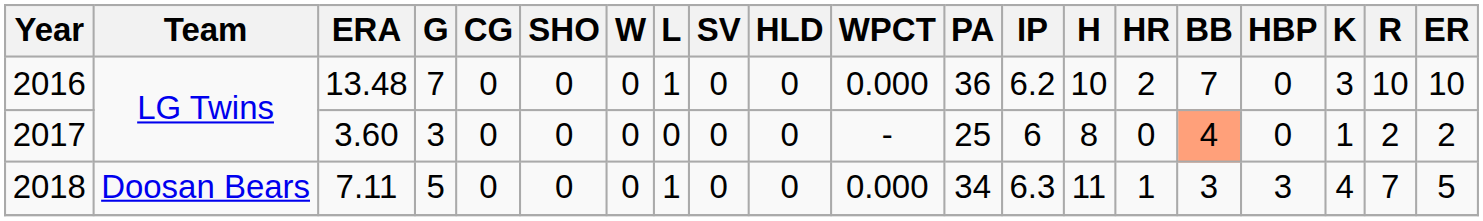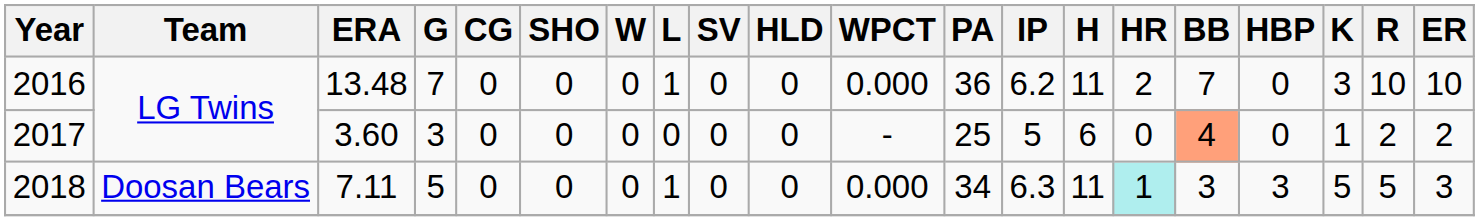(1089, 82) 10 -> (1088, 82) 11
(1032, 135) 6 -> (1032, 135) 5
(1089, 135) 8 -> (1088, 135) 6
(1146, 187) no background -> (1144, 187) paleturquoise background
(1345, 187) 4 -> (1342, 187) 5
(1390, 187) 7 -> (1388, 187) 5
(1447, 187) 5 -> (1444, 187) 3
